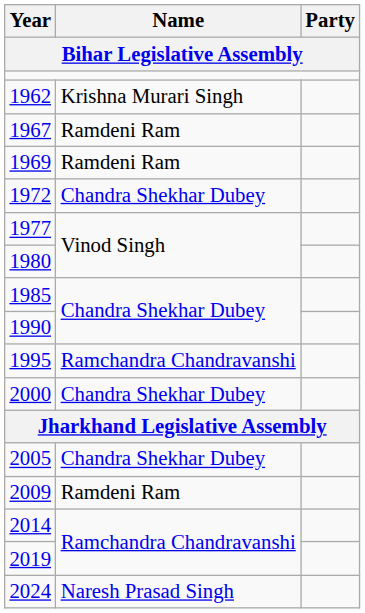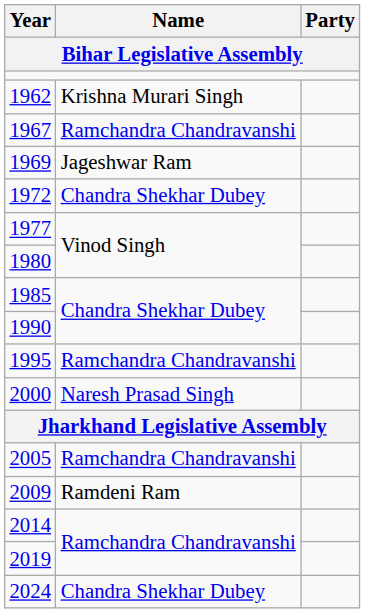(120, 129) Ramdeni Ram -> (178, 129) Ramchandra Chandravanshi
(120, 162) Ramdeni Ram -> (126, 162) Jageshwar Ram
(163, 393) Chandra Shekhar Dubey -> (147, 393) Naresh Prasad Singh
(163, 459) Chandra Shekhar Dubey -> (178, 459) Ramchandra Chandravanshi
(147, 591) Naresh Prasad Singh -> (163, 591) Chandra Shekhar Dubey
